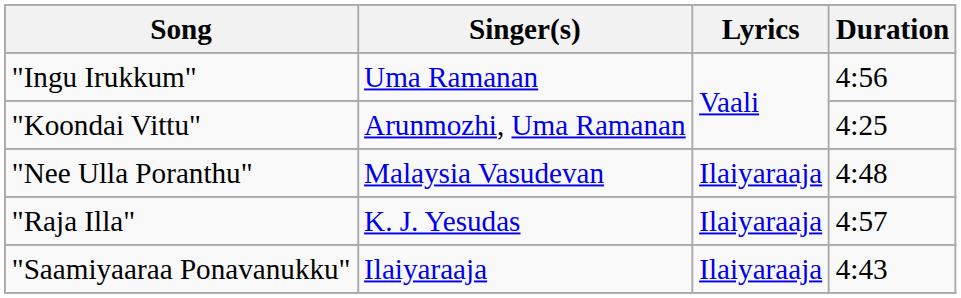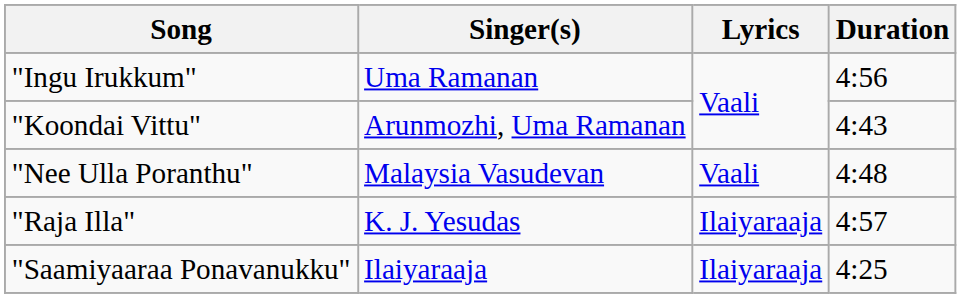(862, 124) 4:25 -> (862, 124) 4:43
(761, 173) Ilaiyaraaja -> (729, 173) Vaali
(862, 269) 4:43 -> (862, 269) 4:25
